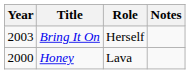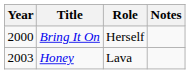(21, 37) 2003 -> (21, 37) 2000
(21, 58) 2000 -> (21, 58) 2003
